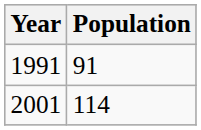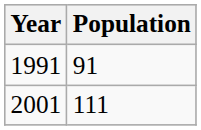(91, 104) 114 -> (91, 104) 111
